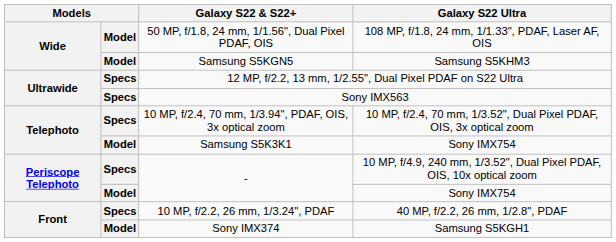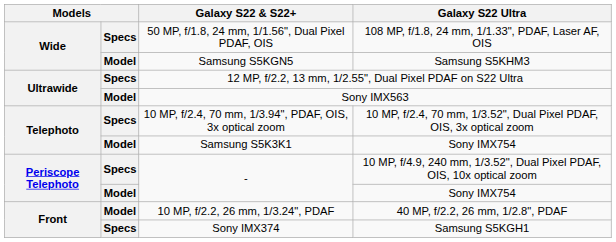(120, 37) Model -> (120, 37) Specs
(120, 97) Specs -> (120, 97) Model
(120, 211) Specs -> (120, 211) Model
(120, 228) Model -> (120, 228) Specs
